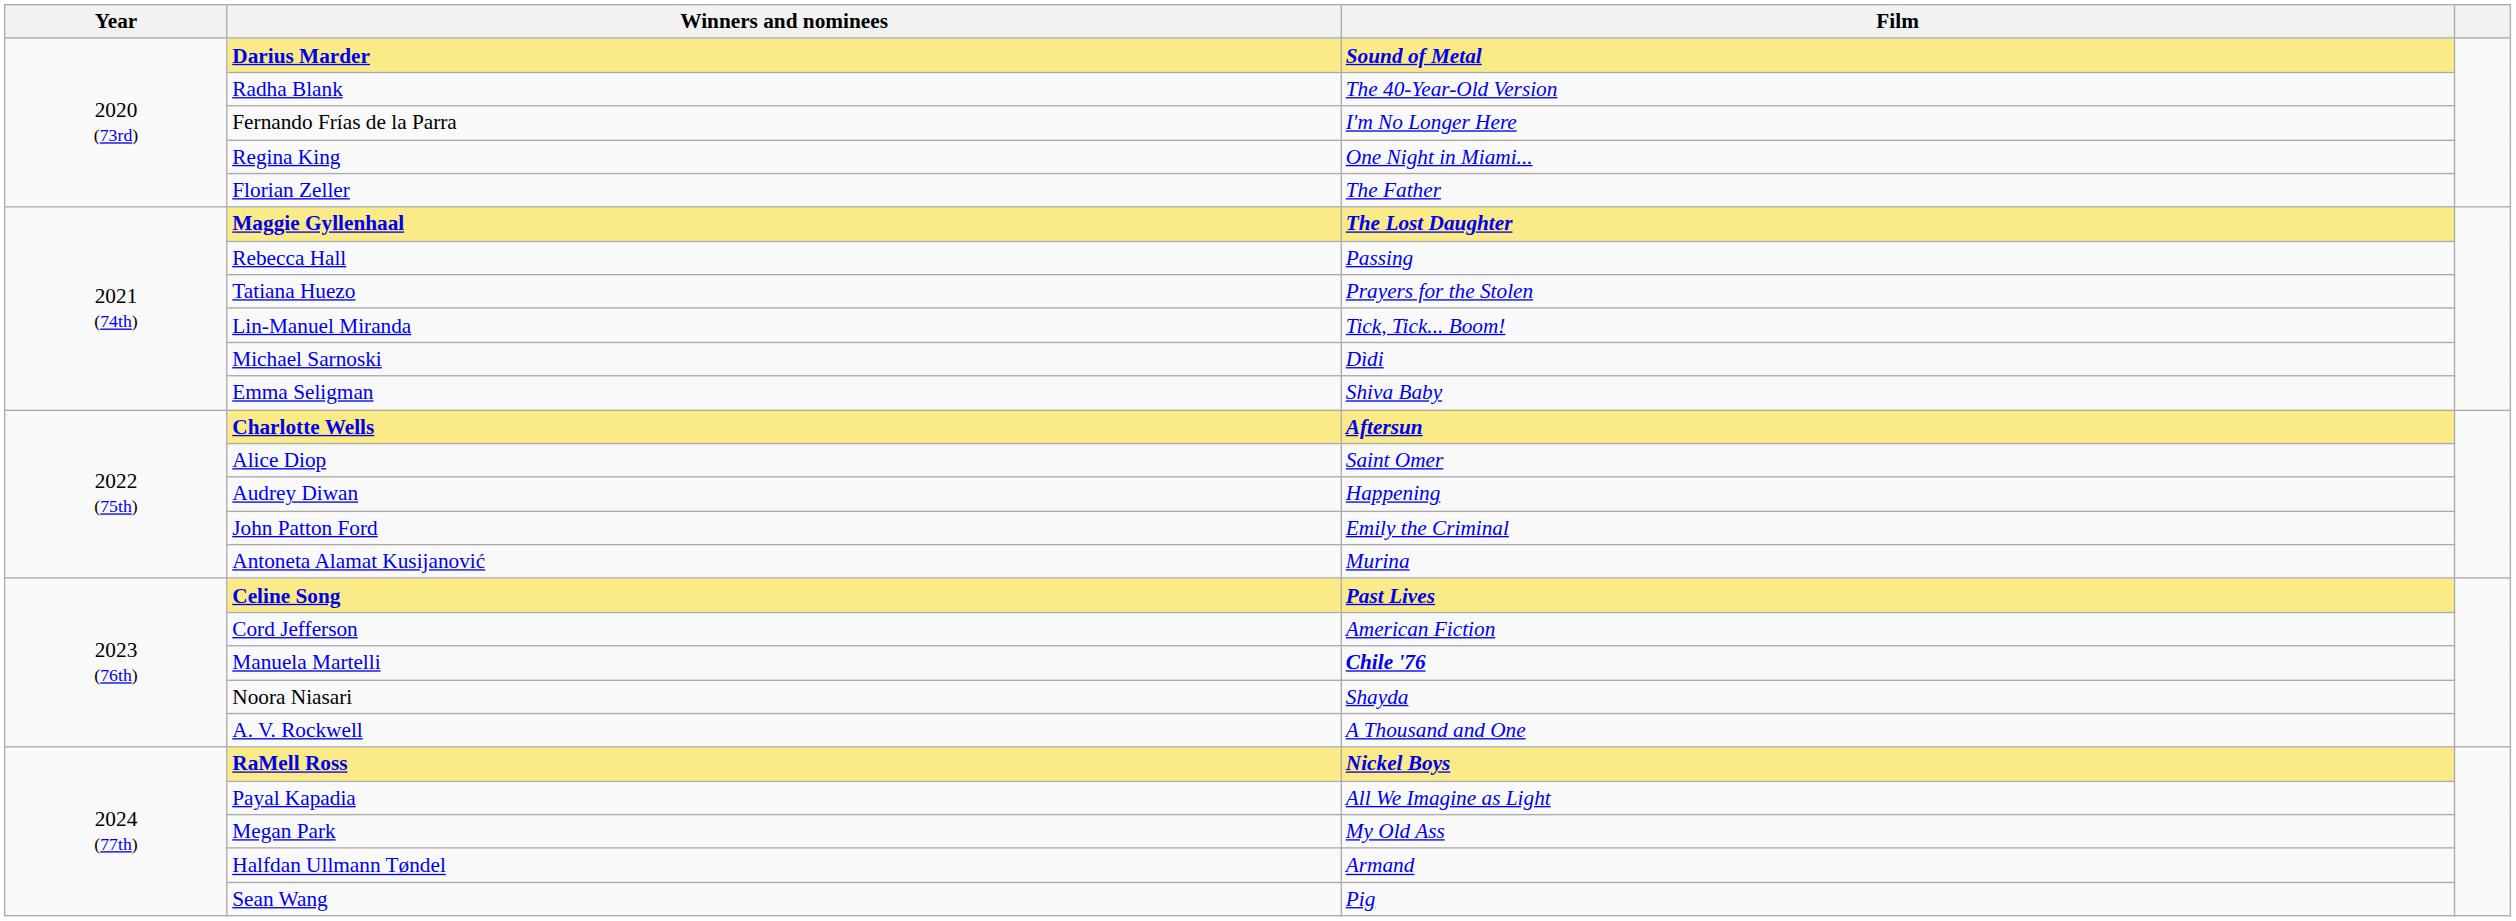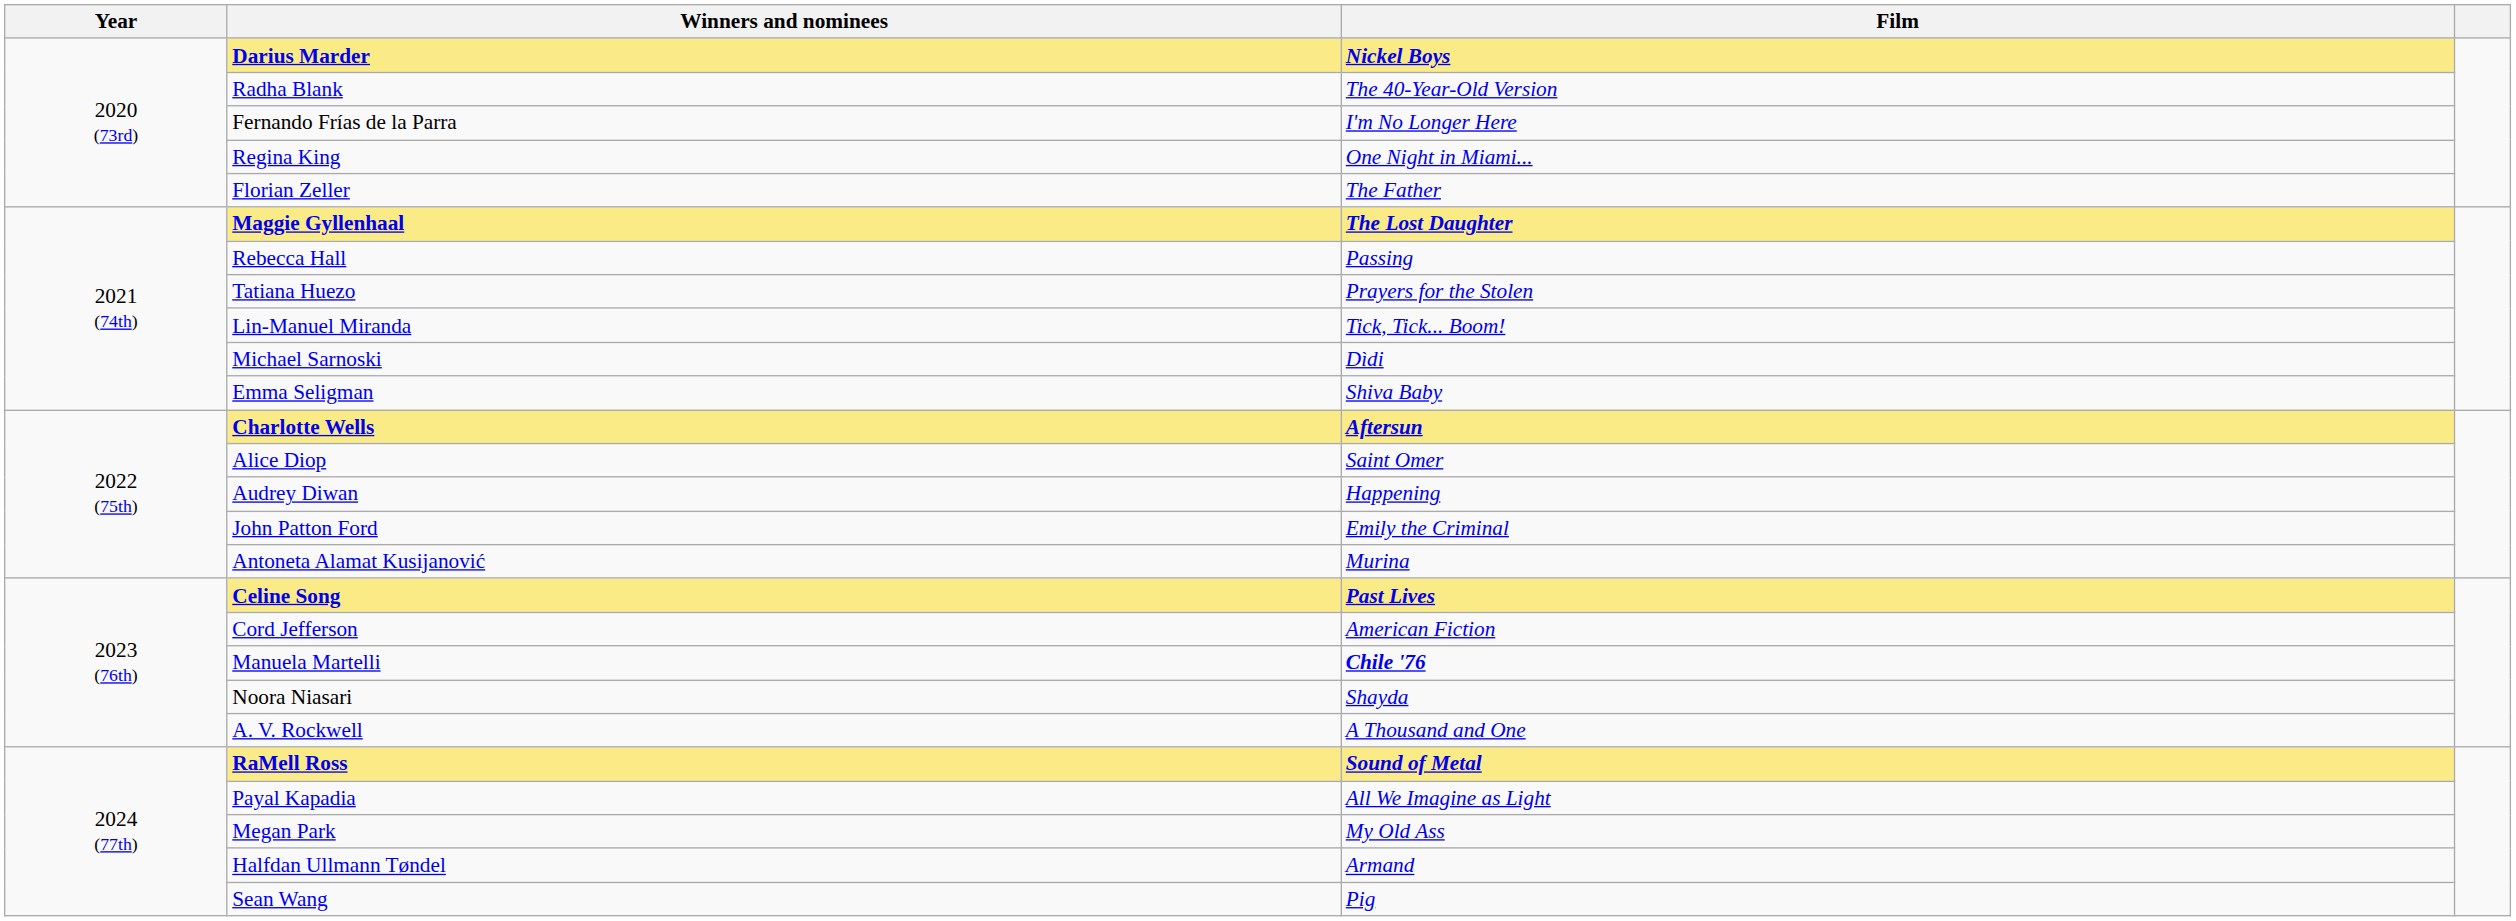(1414, 55) Sound of Metal -> (1398, 55) Nickel Boys
(1398, 763) Nickel Boys -> (1414, 763) Sound of Metal
